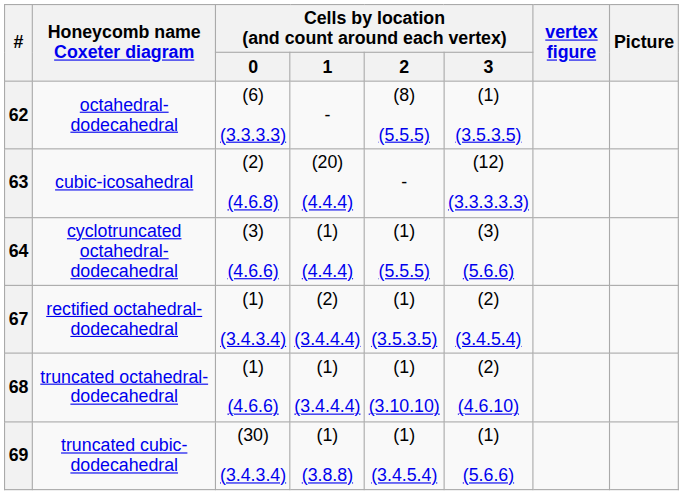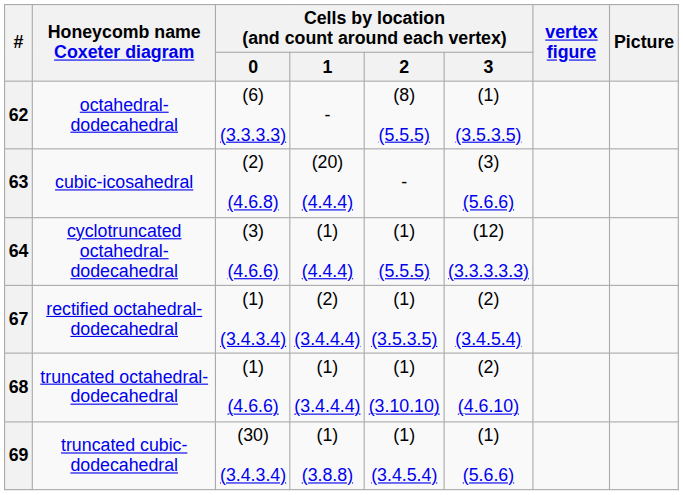(488, 183) (12) (3.3.3.3.3) -> (488, 183) (3) (5.6.6)
(488, 251) (3) (5.6.6) -> (488, 251) (12) (3.3.3.3.3)
